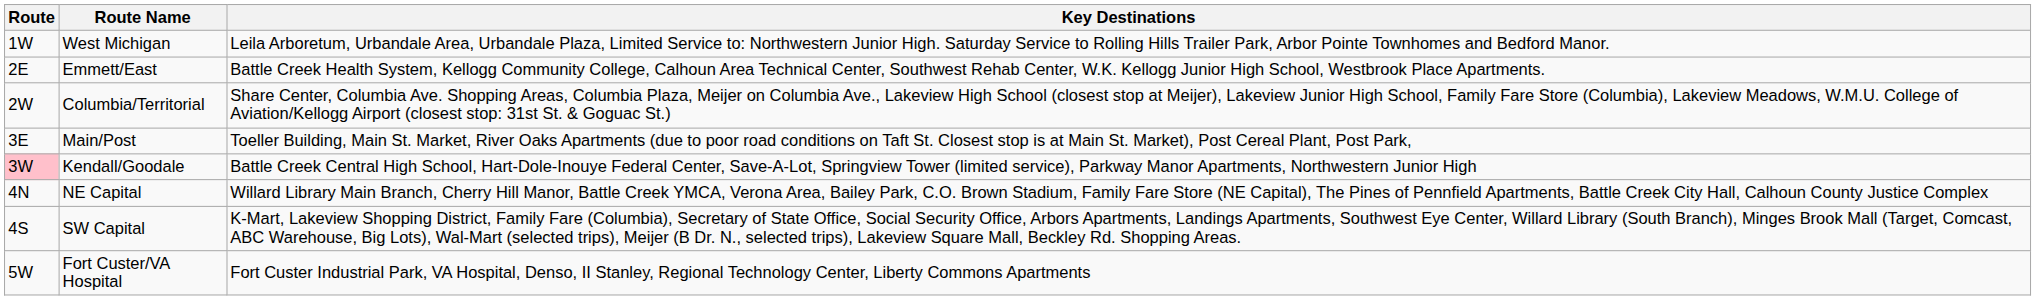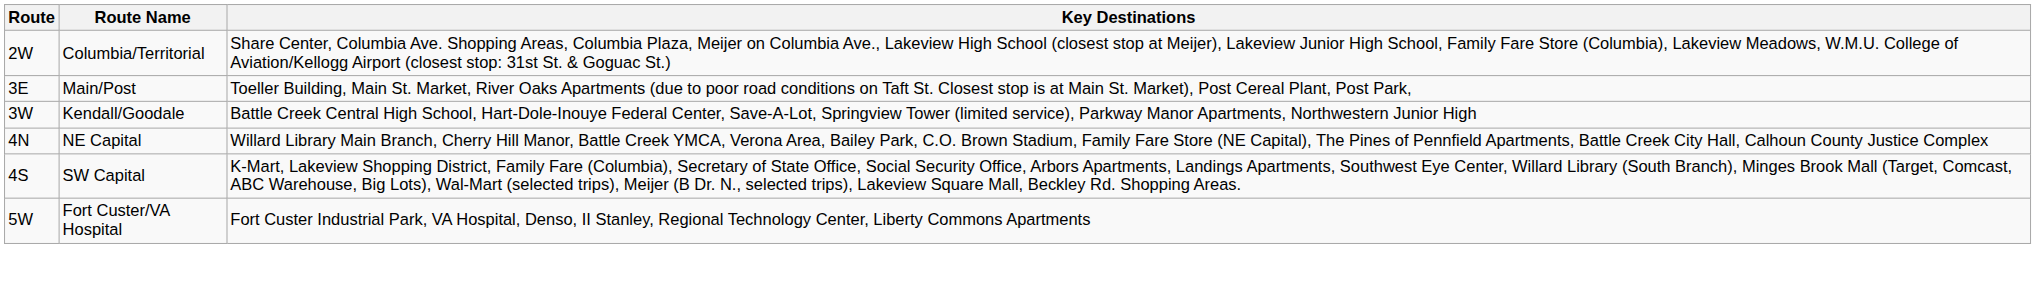- row: (116, 43)
- row: (110, 69)
(21, 166) pink background -> (21, 114) no background
